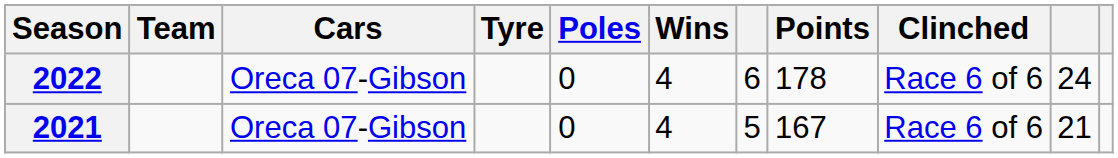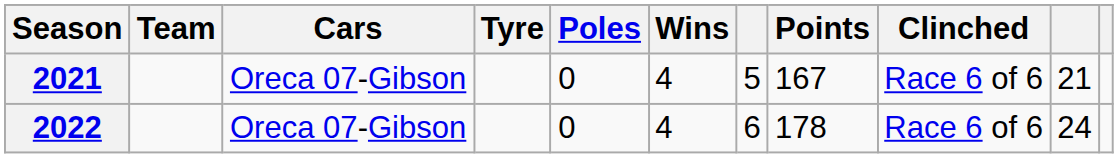rows swapped: (67, 127) <-> (67, 78)
